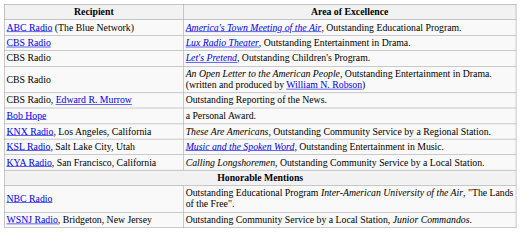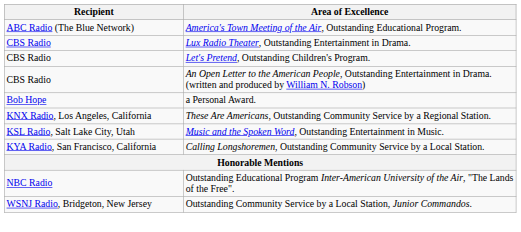- row: (256, 100)
